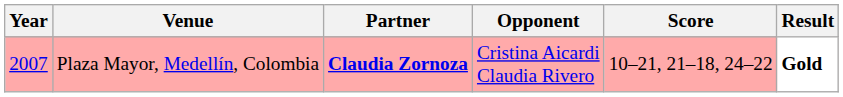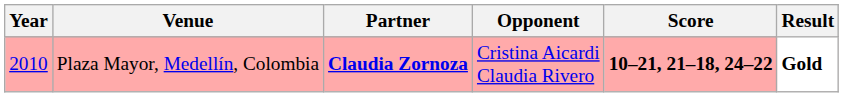(28, 64) 2007 -> (28, 64) 2010
(691, 64) normal -> (691, 64) bold
